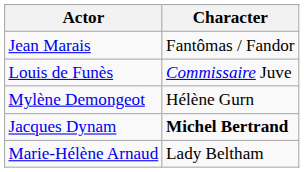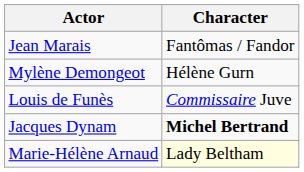rows swapped: (61, 72) <-> (77, 99)
(215, 153) no background -> (215, 153) lightyellow background
